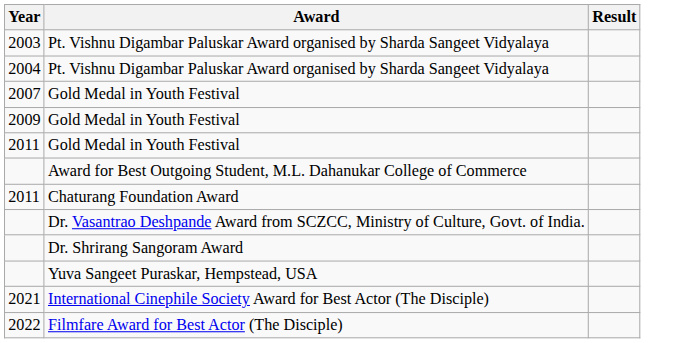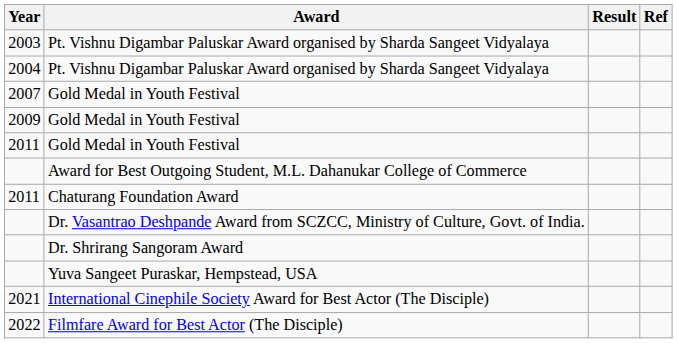+ column: (656, 17)
